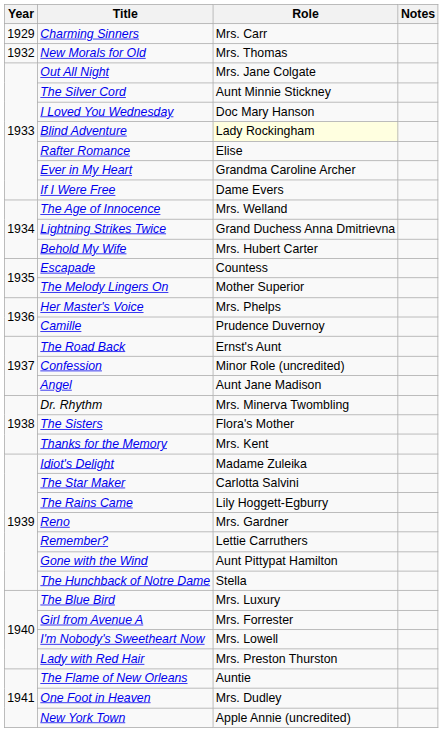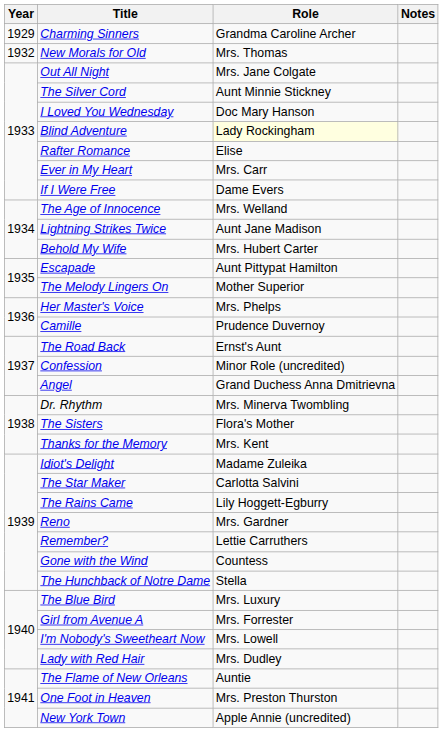(241, 33) Mrs. Carr -> (286, 33) Grandma Caroline Archer
(286, 170) Grandma Caroline Archer -> (241, 170) Mrs. Carr
(306, 229) Grand Duchess Anna Dmitrievna -> (269, 229) Aunt Jane Madison
(242, 268) Countess -> (277, 268) Aunt Pittypat Hamilton
(269, 385) Aunt Jane Madison -> (306, 385) Grand Duchess Anna Dmitrievna
(277, 561) Aunt Pittypat Hamilton -> (242, 561) Countess
(277, 659) Mrs. Preston Thurston -> (249, 659) Mrs. Dudley
(249, 698) Mrs. Dudley -> (277, 698) Mrs. Preston Thurston
